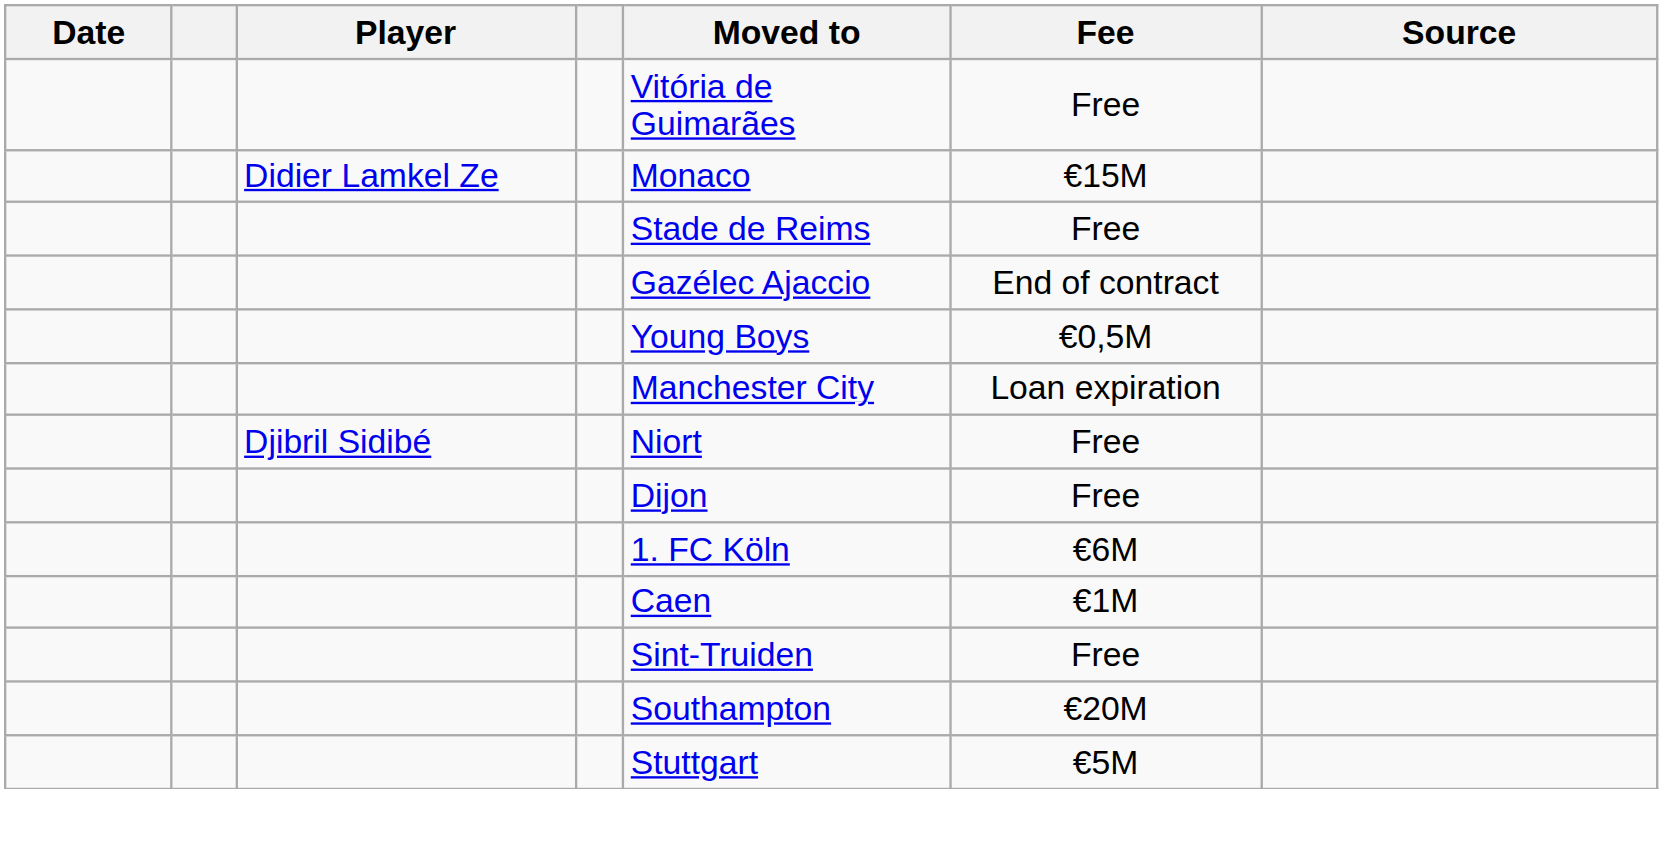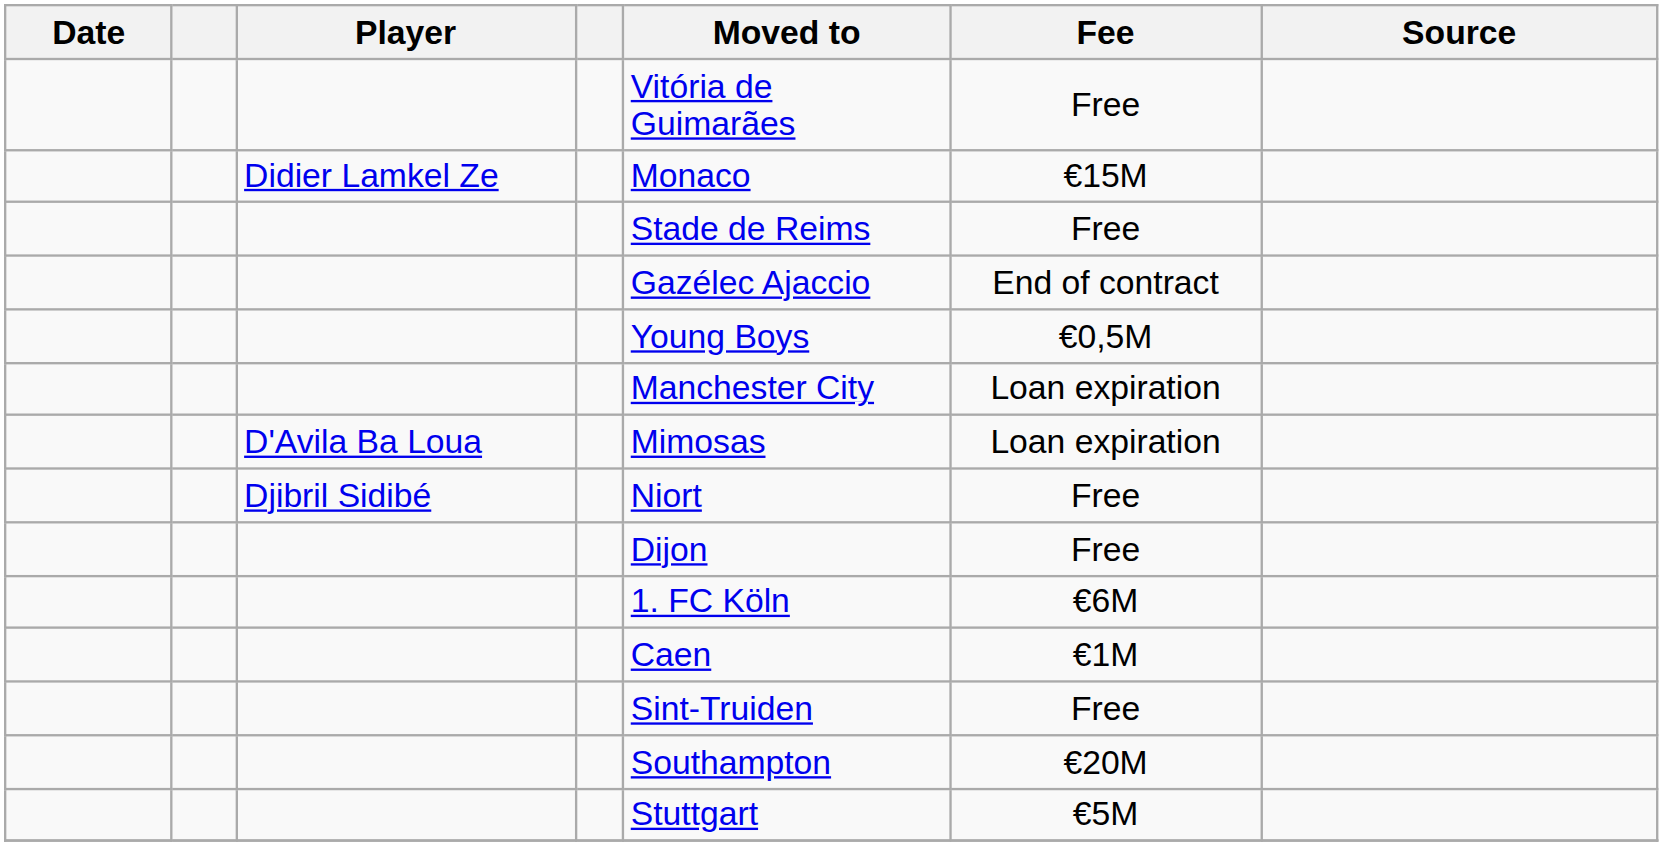+ row: (89, 442)
